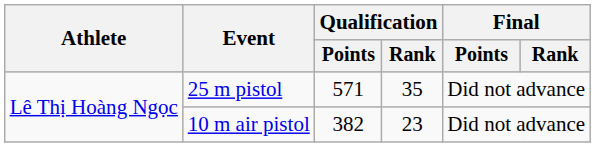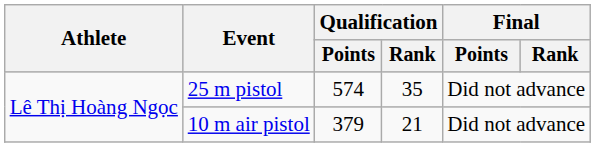(348, 89) 571 -> (348, 89) 574
(348, 124) 382 -> (348, 124) 379
(412, 124) 23 -> (412, 124) 21
